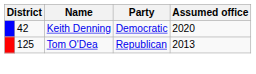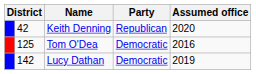(142, 28) Democratic -> (141, 28) Republican
(141, 45) Republican -> (142, 45) Democratic
(184, 45) 2013 -> (184, 45) 2016
+ row: (75, 61)
